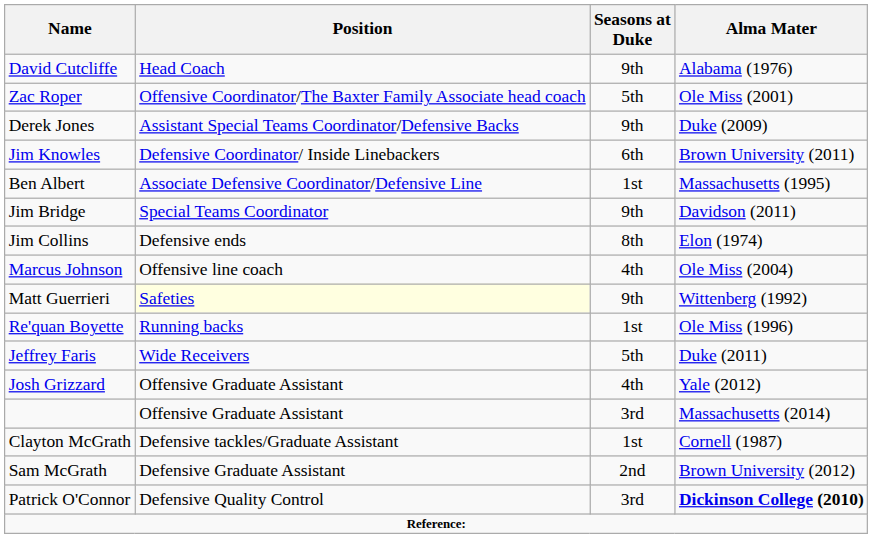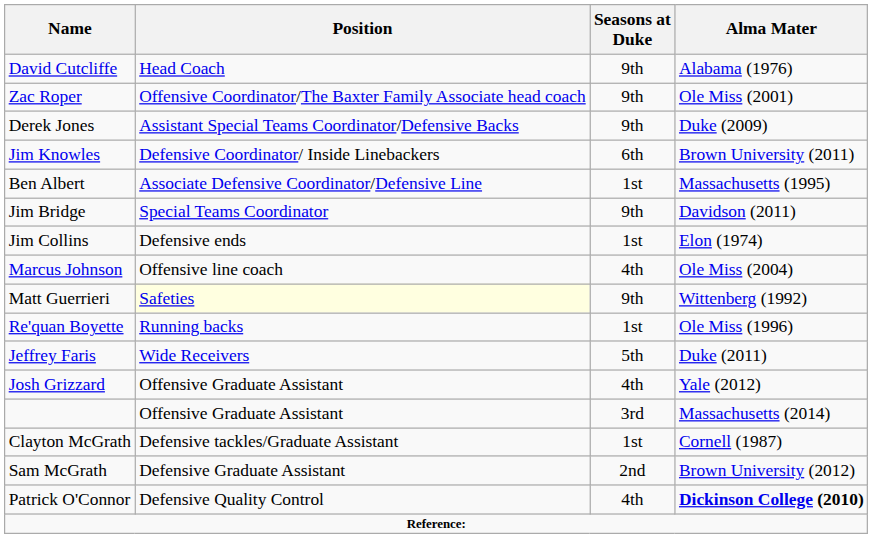(632, 97) 5th -> (632, 97) 9th
(632, 240) 8th -> (632, 240) 1st
(632, 499) 3rd -> (632, 499) 4th
